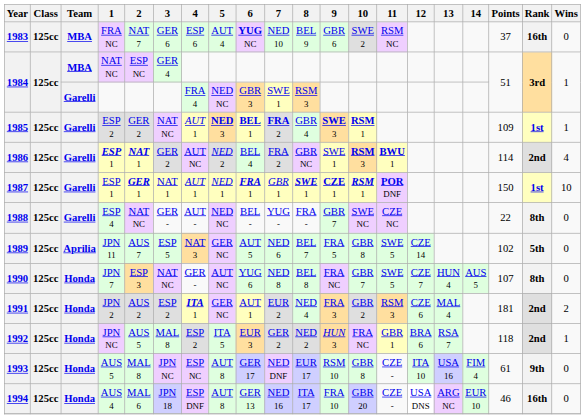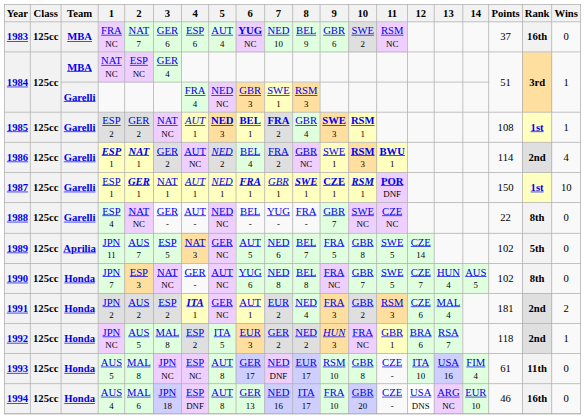(506, 127) 109 -> (506, 127) 108
(506, 278) 107 -> (506, 278) 102
(537, 368) 9th -> (537, 368) 11th
